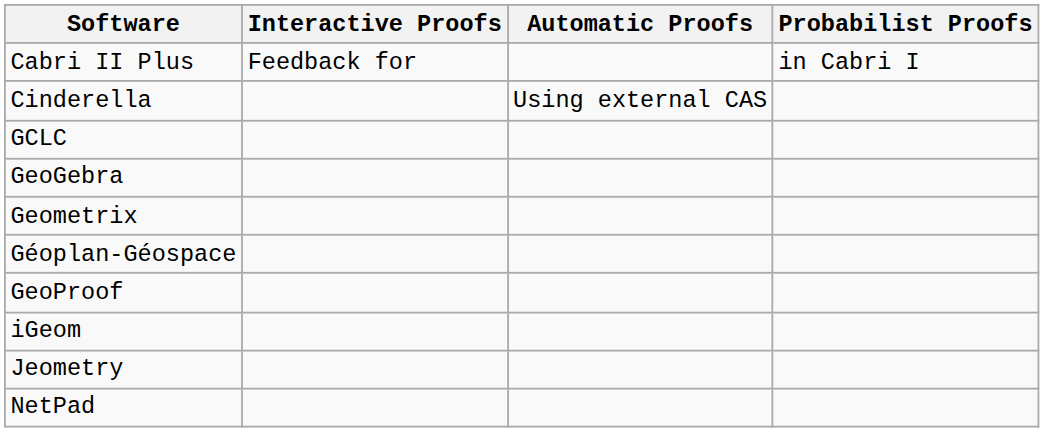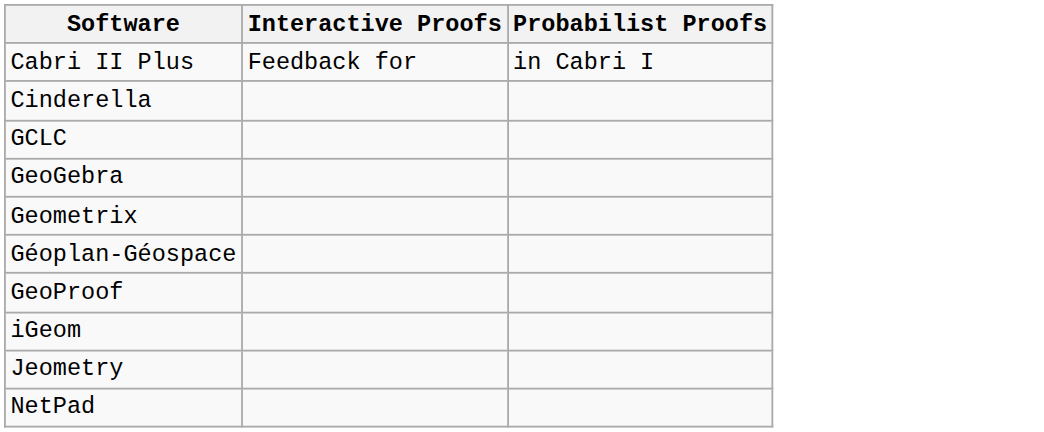- column: (640, 24)
